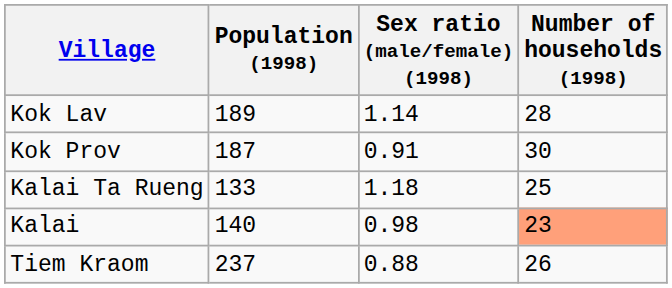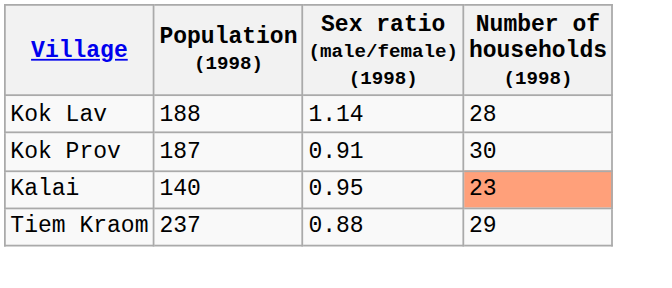(235, 114) 189 -> (180, 114) 188
- row: (107, 189)
(391, 227) 0.98 -> (336, 189) 0.95
(538, 264) 26 -> (483, 227) 29
